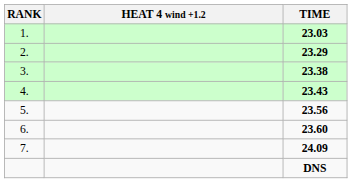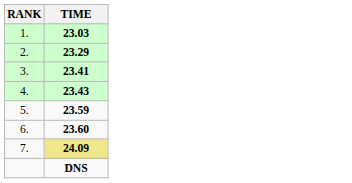- column: (164, 14)
(315, 72) 23.38 -> (76, 72) 23.41
(315, 110) 23.56 -> (76, 110) 23.59
(315, 149) no background -> (76, 149) khaki background
